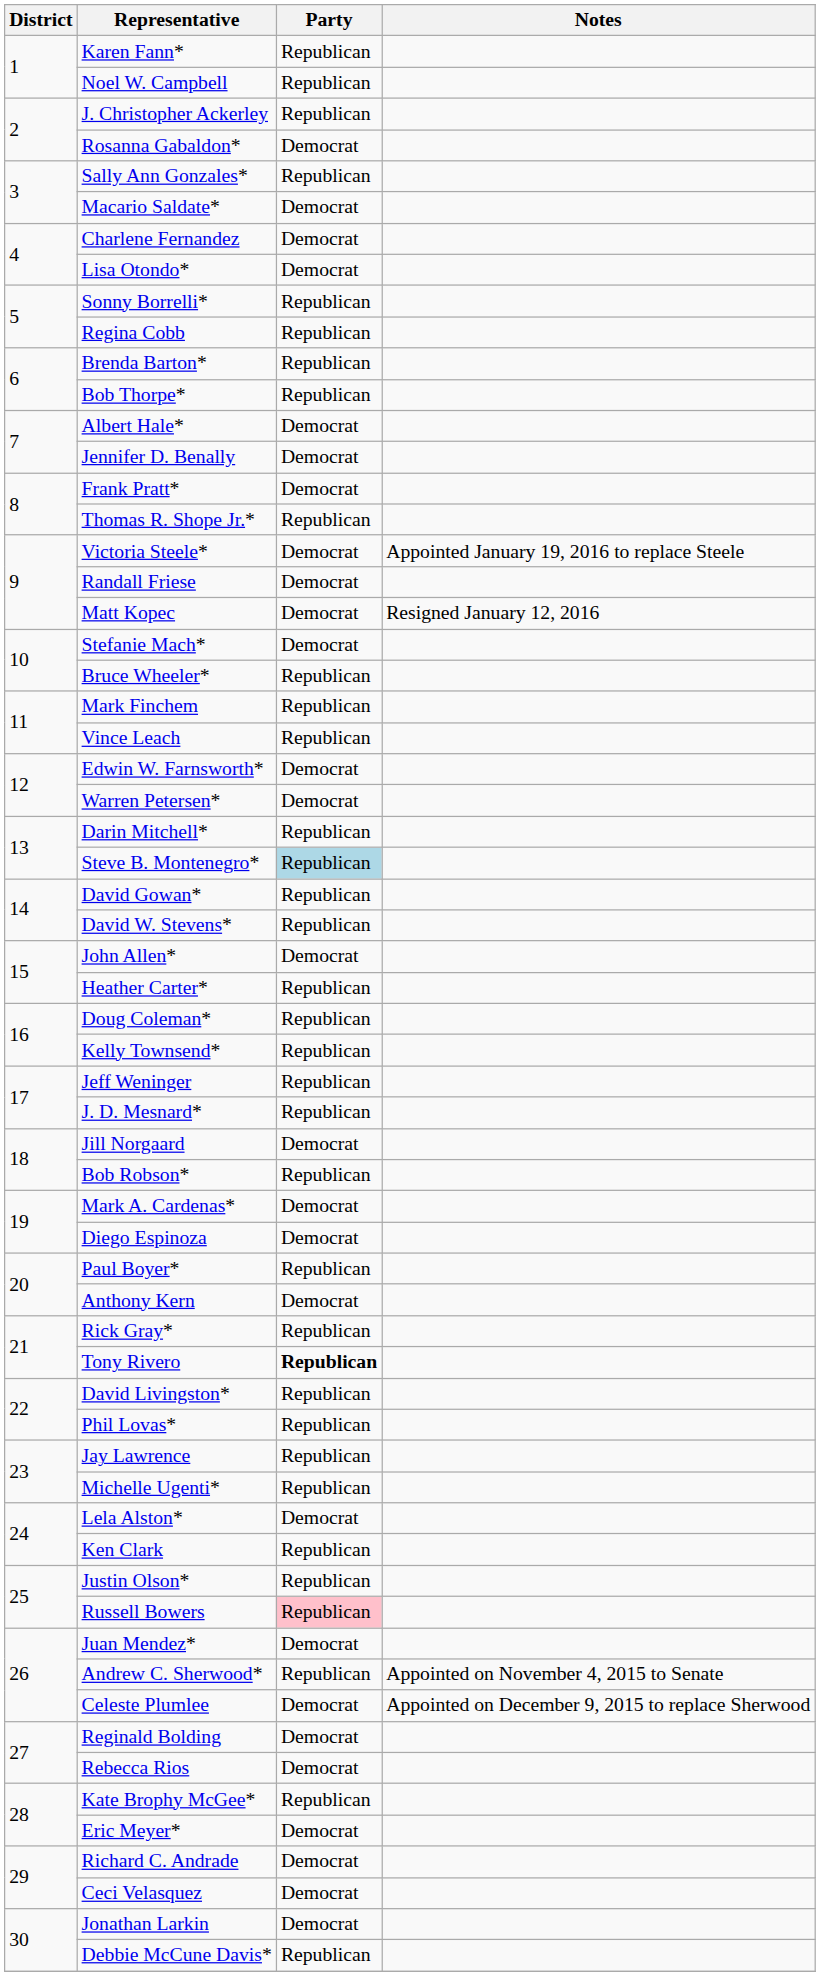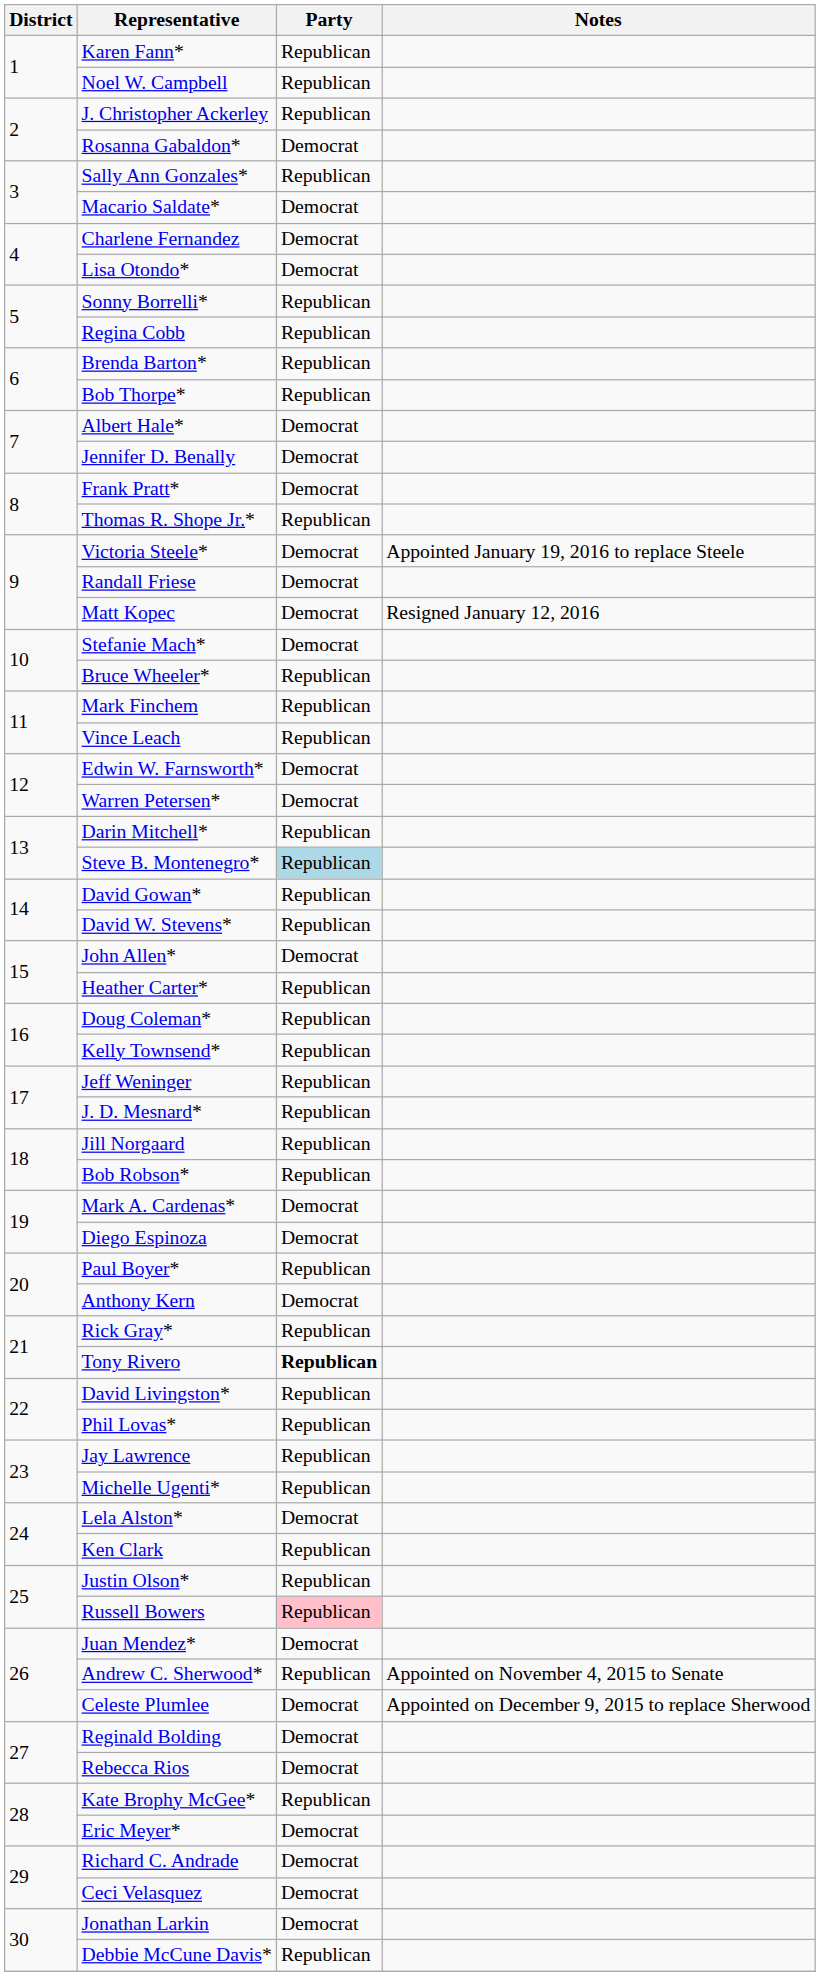(320, 1143) Democrat -> (326, 1143) Republican
